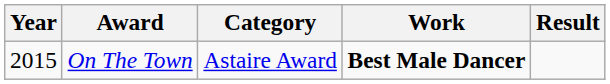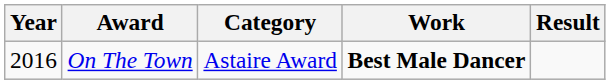(33, 60) 2015 -> (33, 60) 2016
